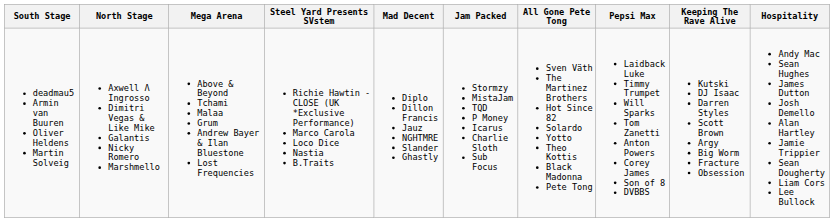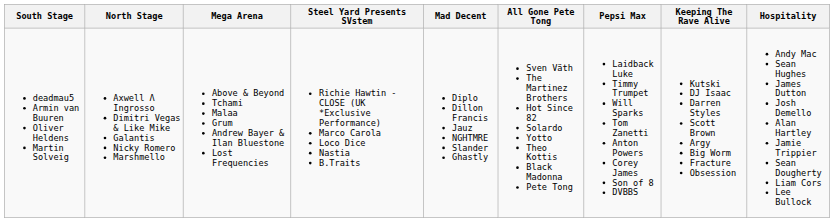- column: (481, 16)
